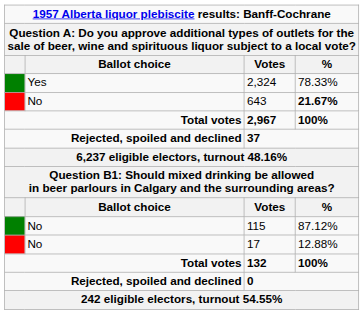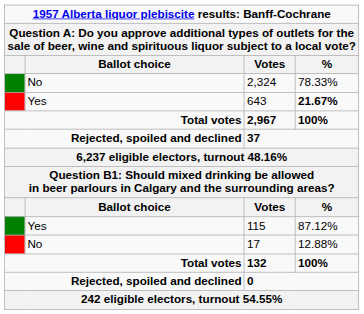(37, 83) Yes -> (35, 83) No
(35, 101) No -> (37, 101) Yes
(35, 225) No -> (37, 225) Yes
